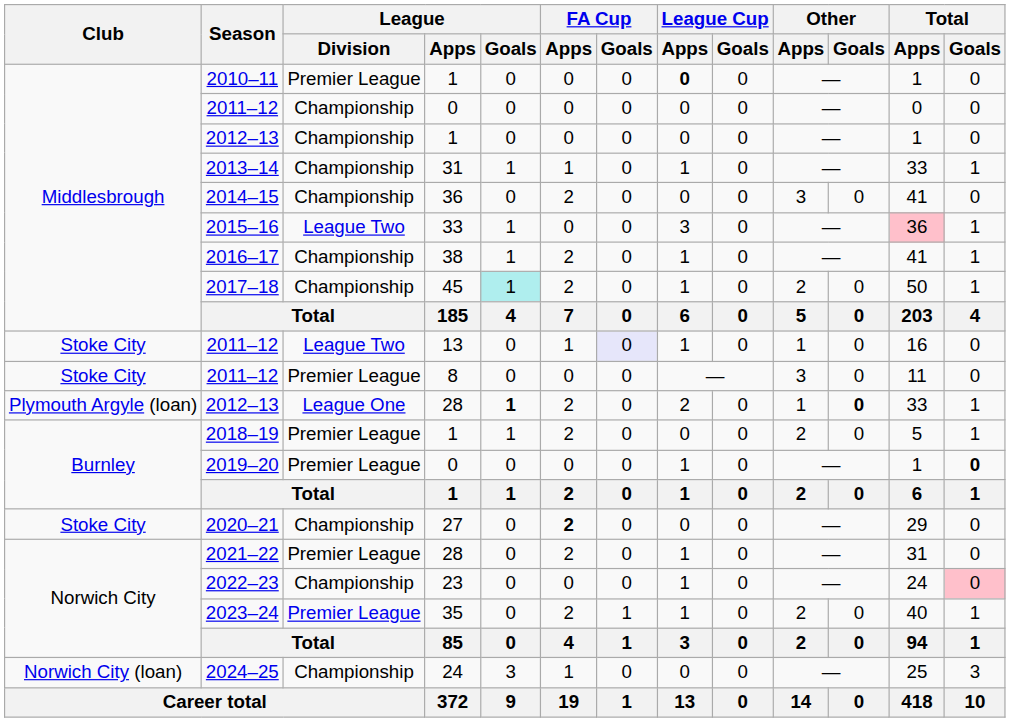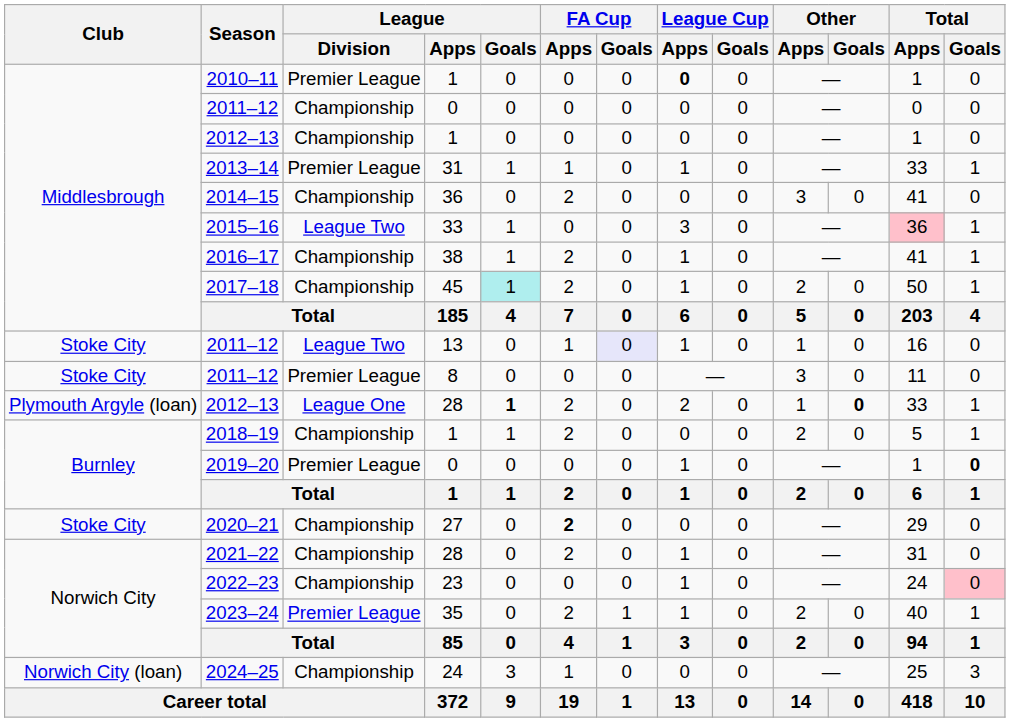(354, 167) Championship -> (354, 167) Premier League
(354, 434) Premier League -> (354, 434) Championship
(354, 553) Premier League -> (354, 553) Championship
